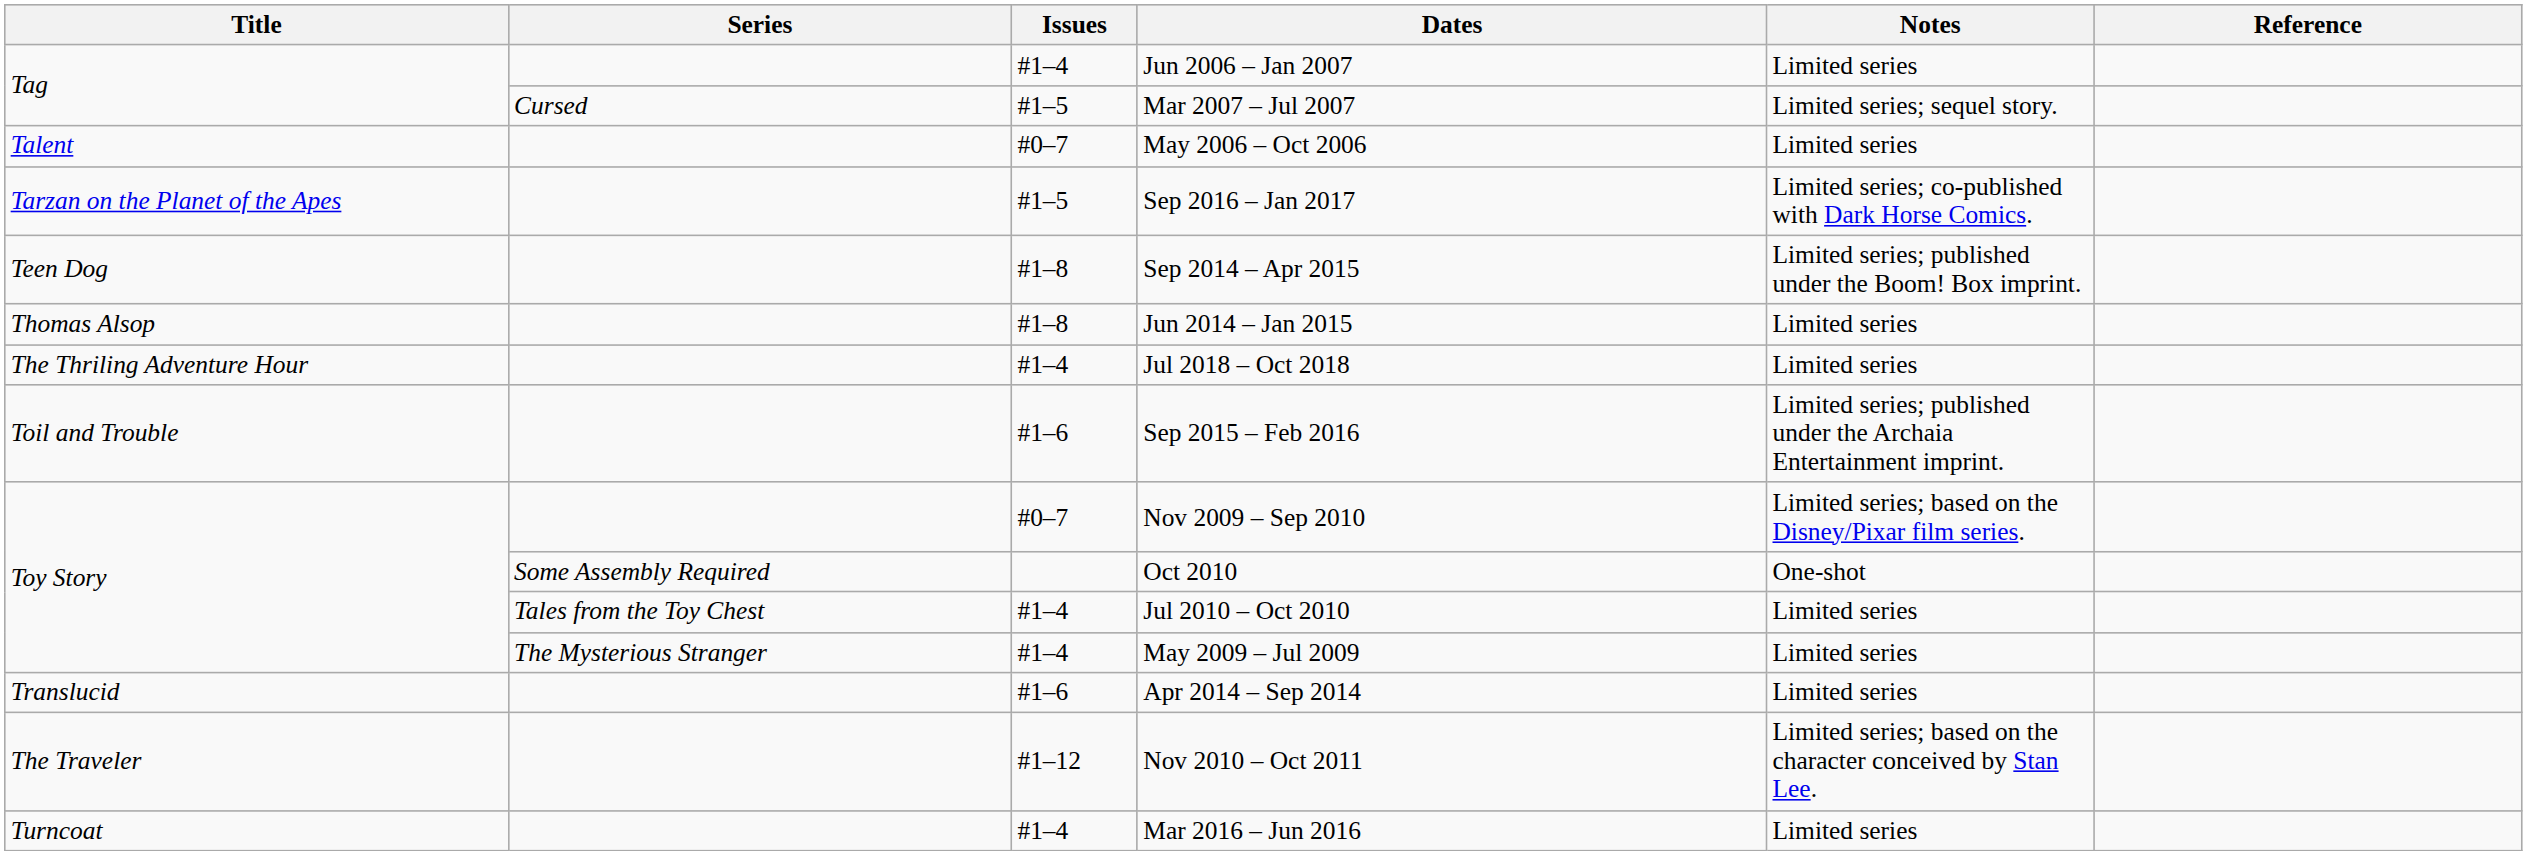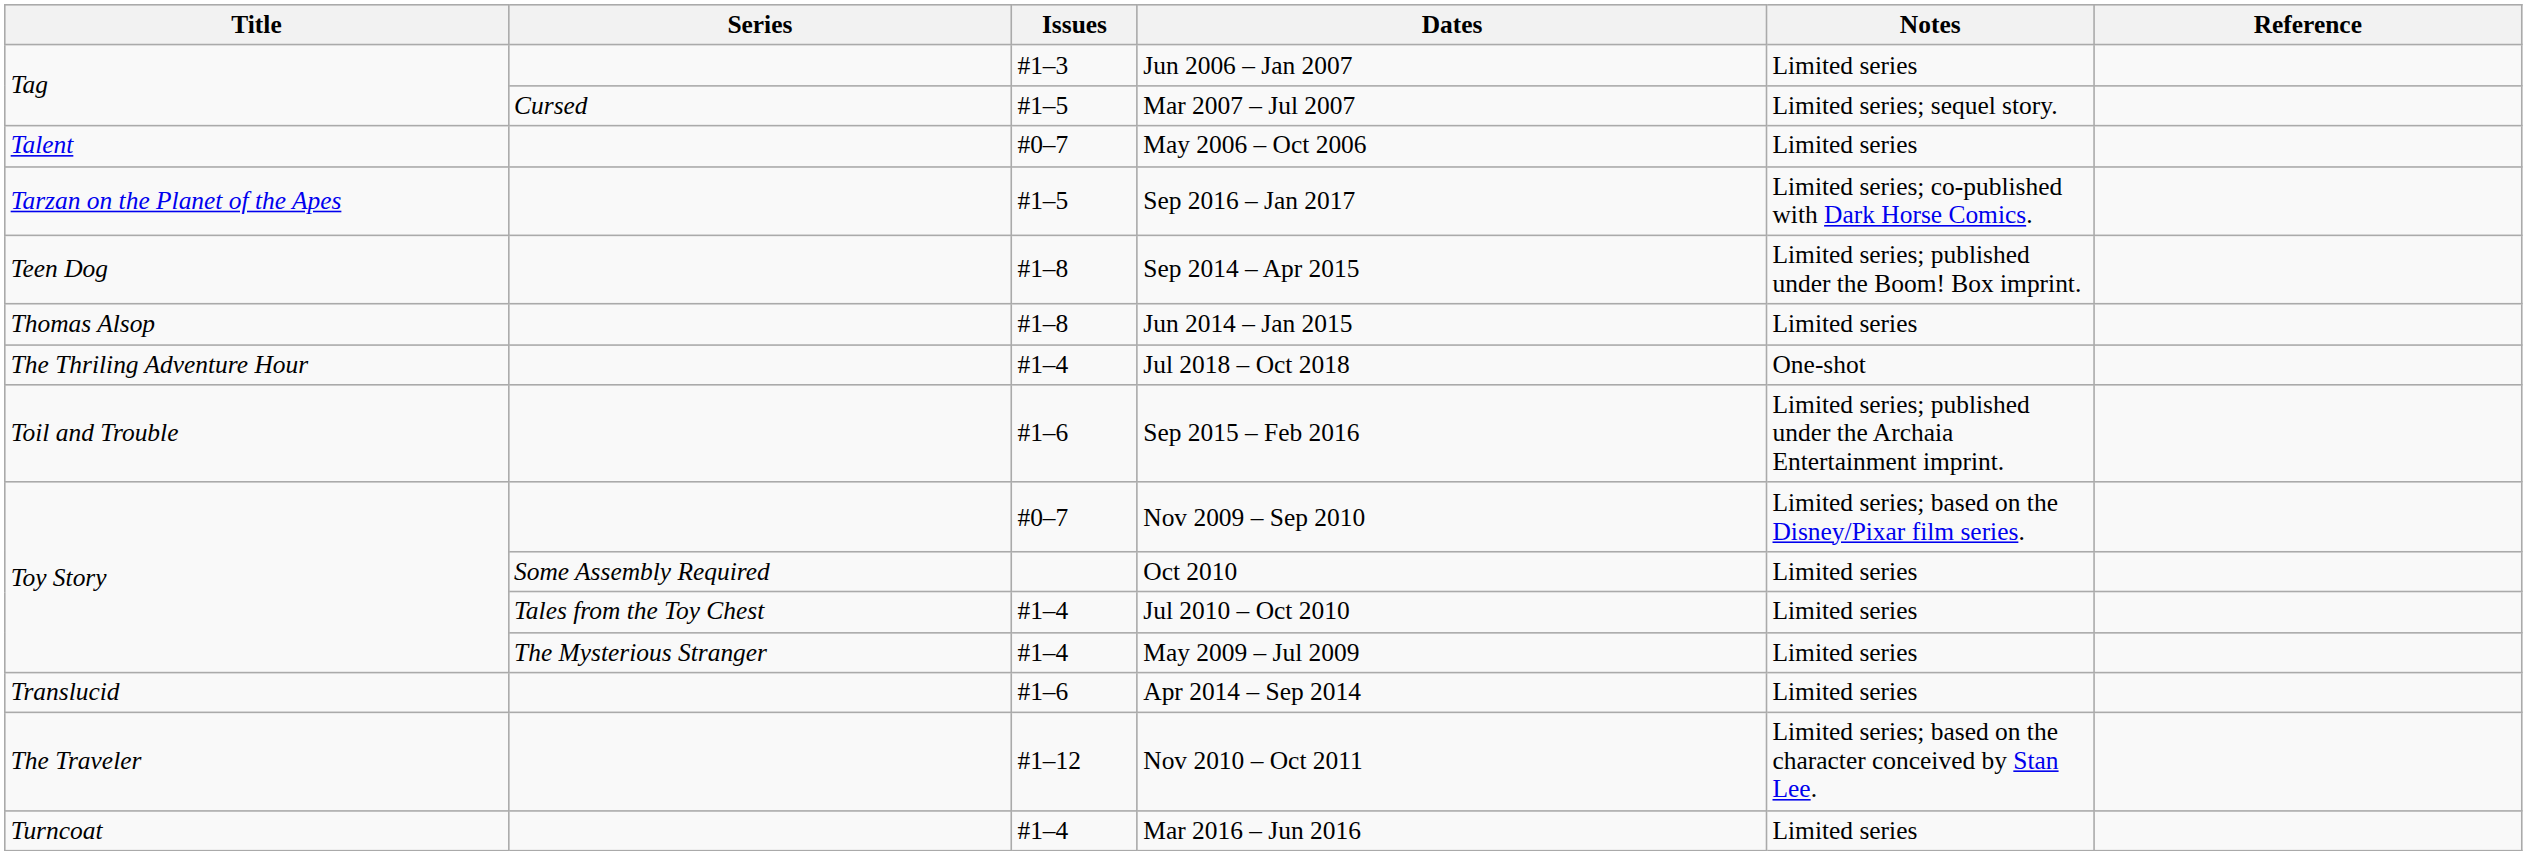(1043, 65) #1–4 -> (1043, 65) #1–3
(1845, 364) Limited series -> (1819, 364) One-shot
(1819, 571) One-shot -> (1845, 571) Limited series
